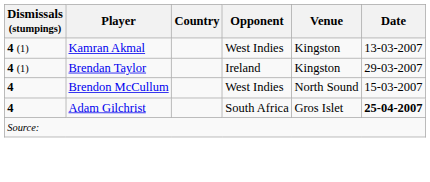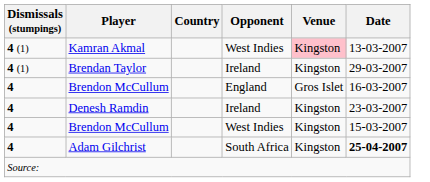(317, 48) no background -> (317, 48) pink background
+ row: (119, 87)
+ row: (109, 107)
(327, 87) North Sound -> (317, 127) Kingston
(319, 107) Gros Islet -> (317, 147) Kingston
